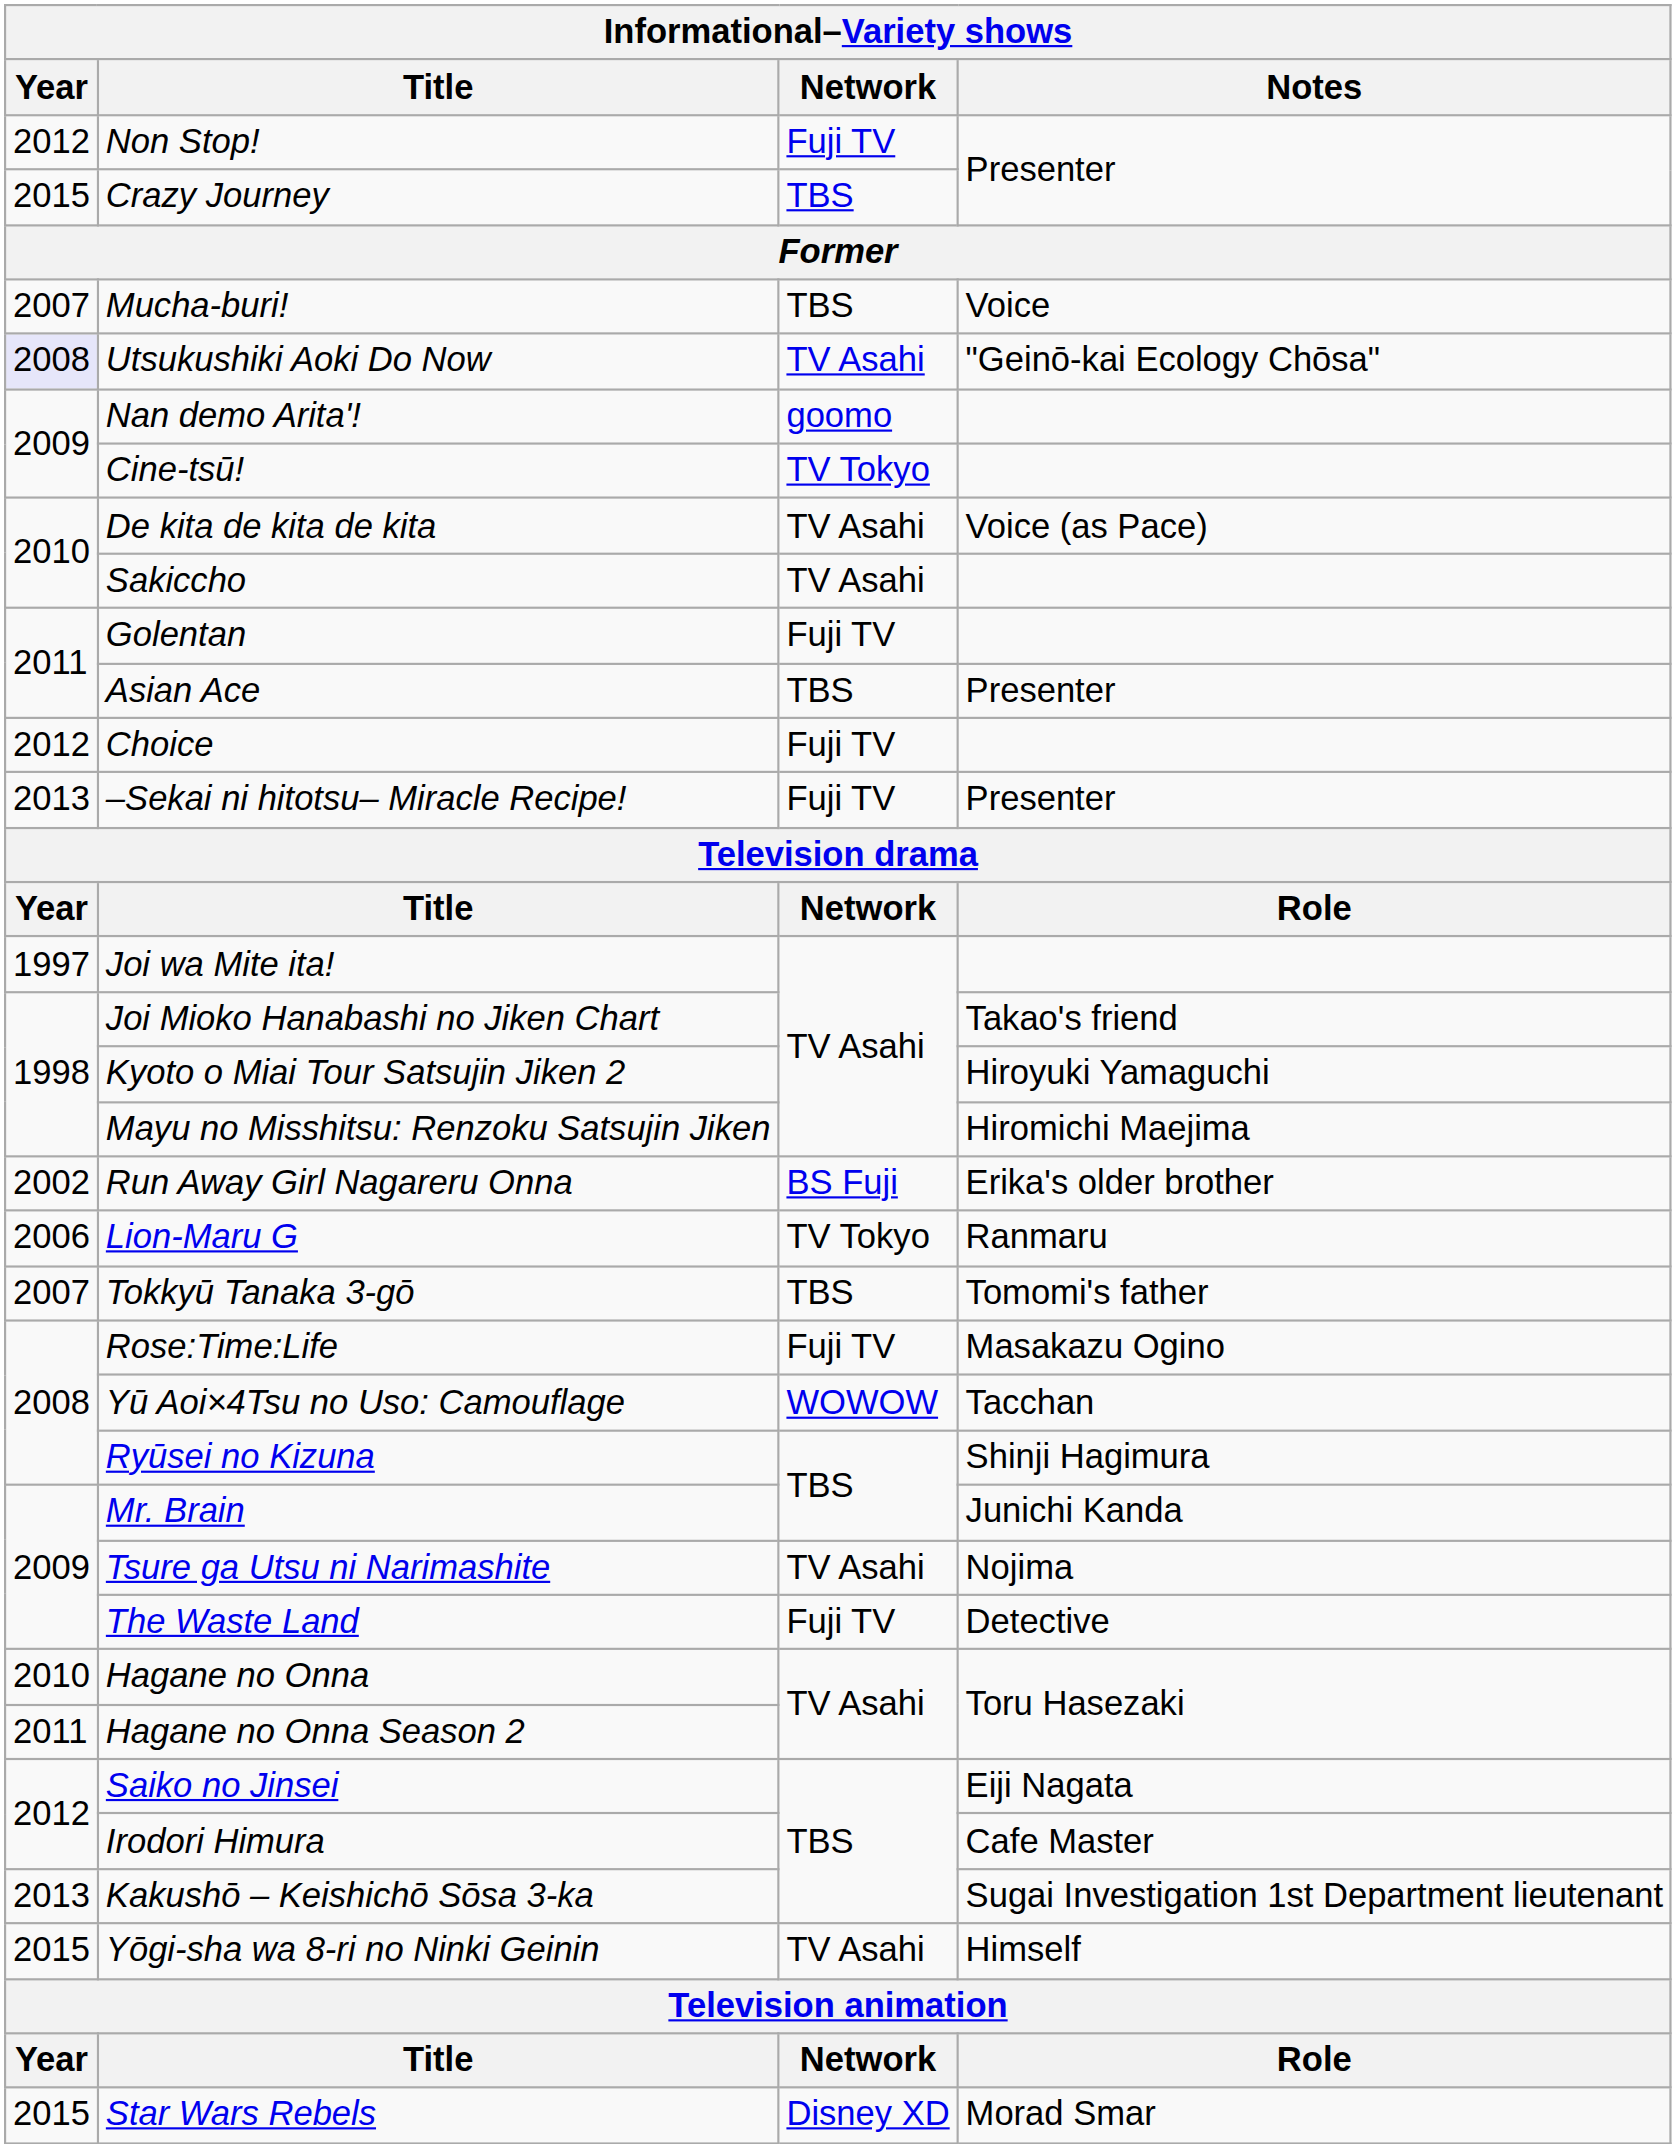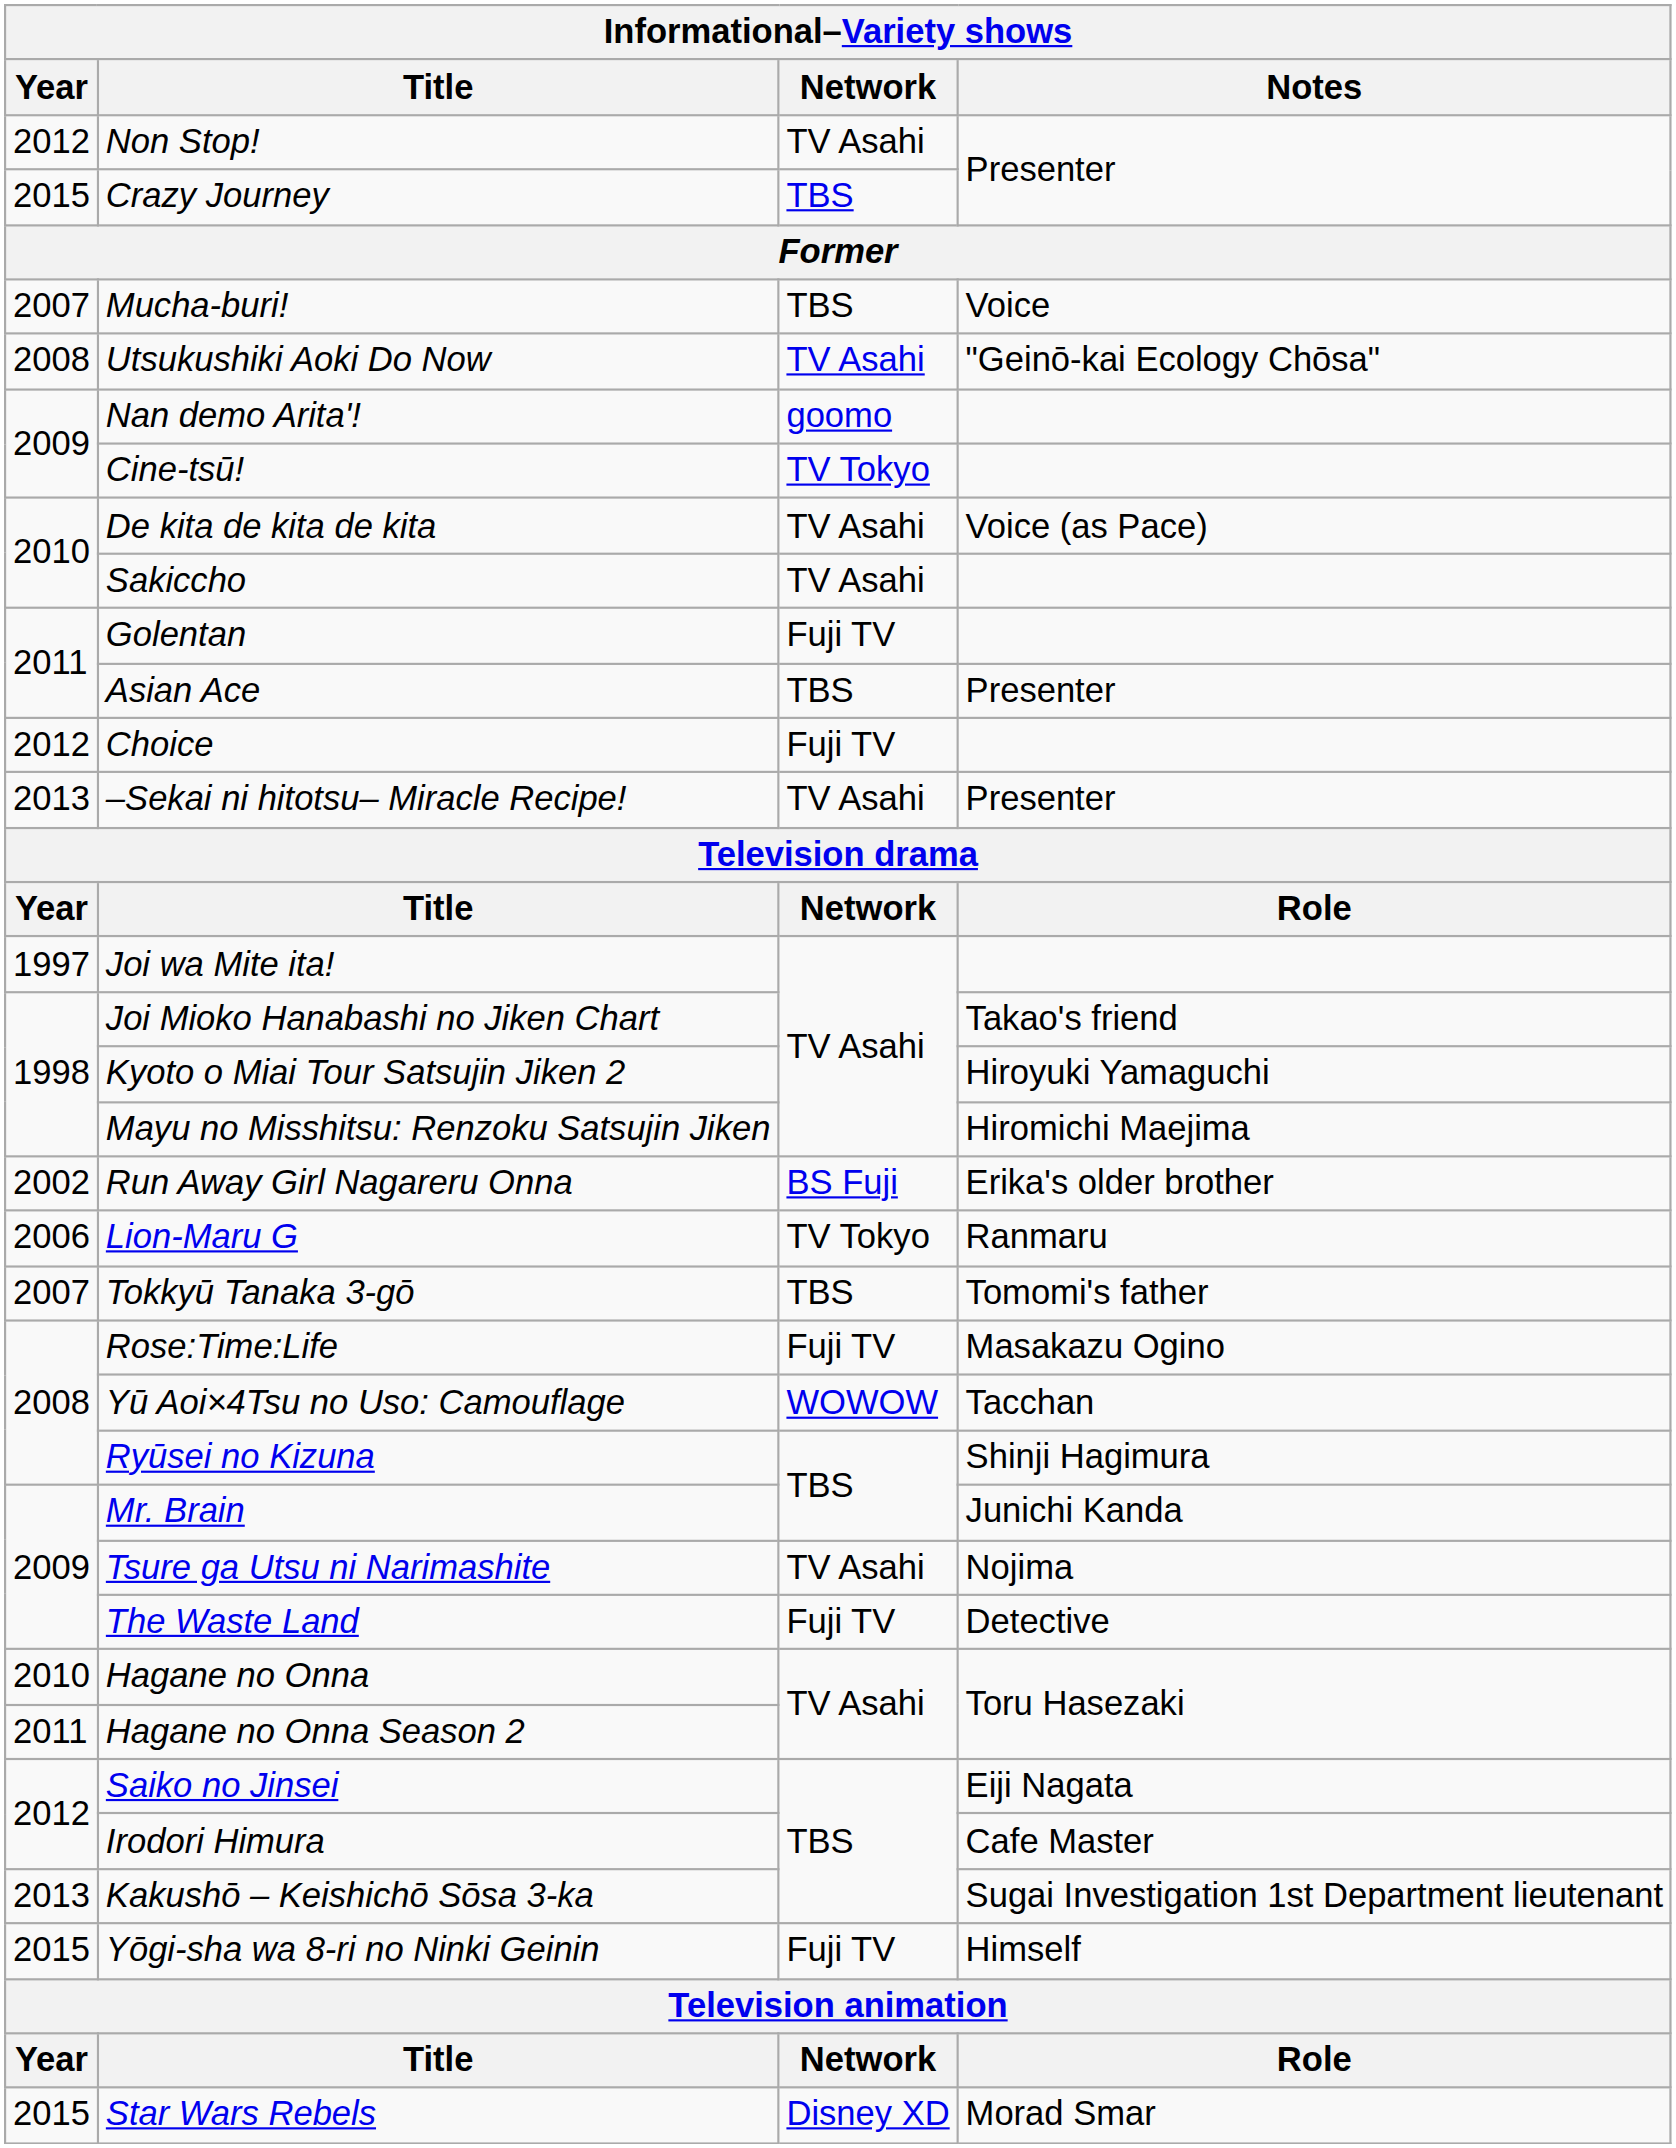(841, 141) Fuji TV -> (856, 141) TV Asahi
(51, 360) lavender background -> (51, 360) no background
(841, 799) Fuji TV -> (856, 799) TV Asahi
(856, 1950) TV Asahi -> (841, 1950) Fuji TV
